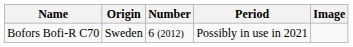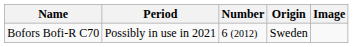columns swapped: (124, 14) <-> (252, 14)
